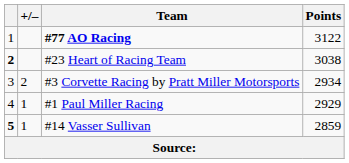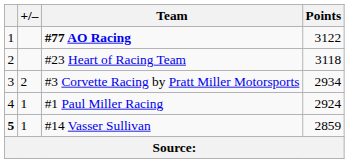(11, 59) bold -> (11, 59) normal
(328, 59) 3038 -> (328, 59) 3118
(328, 103) 2929 -> (328, 103) 2924
